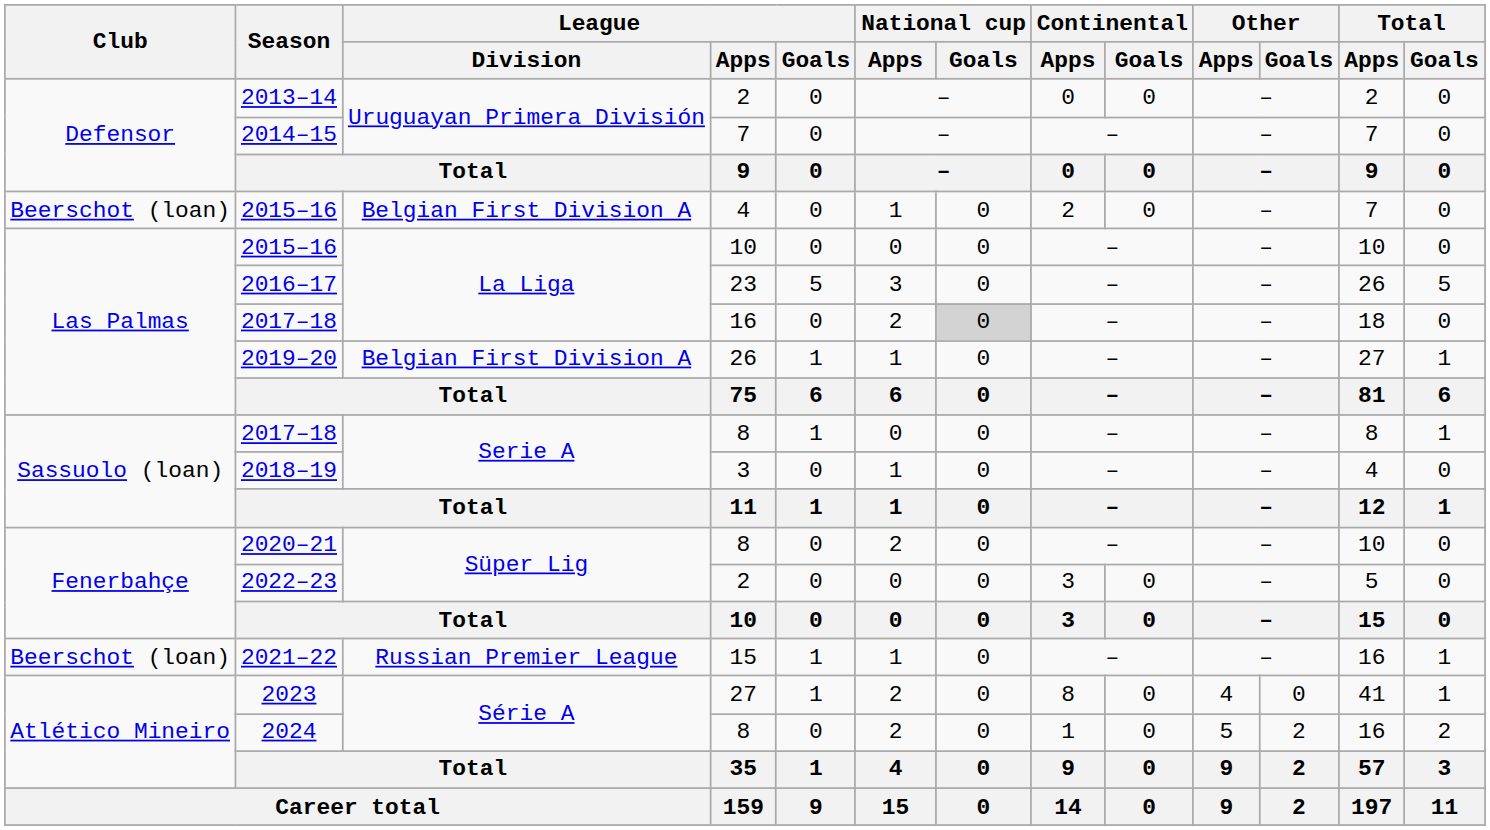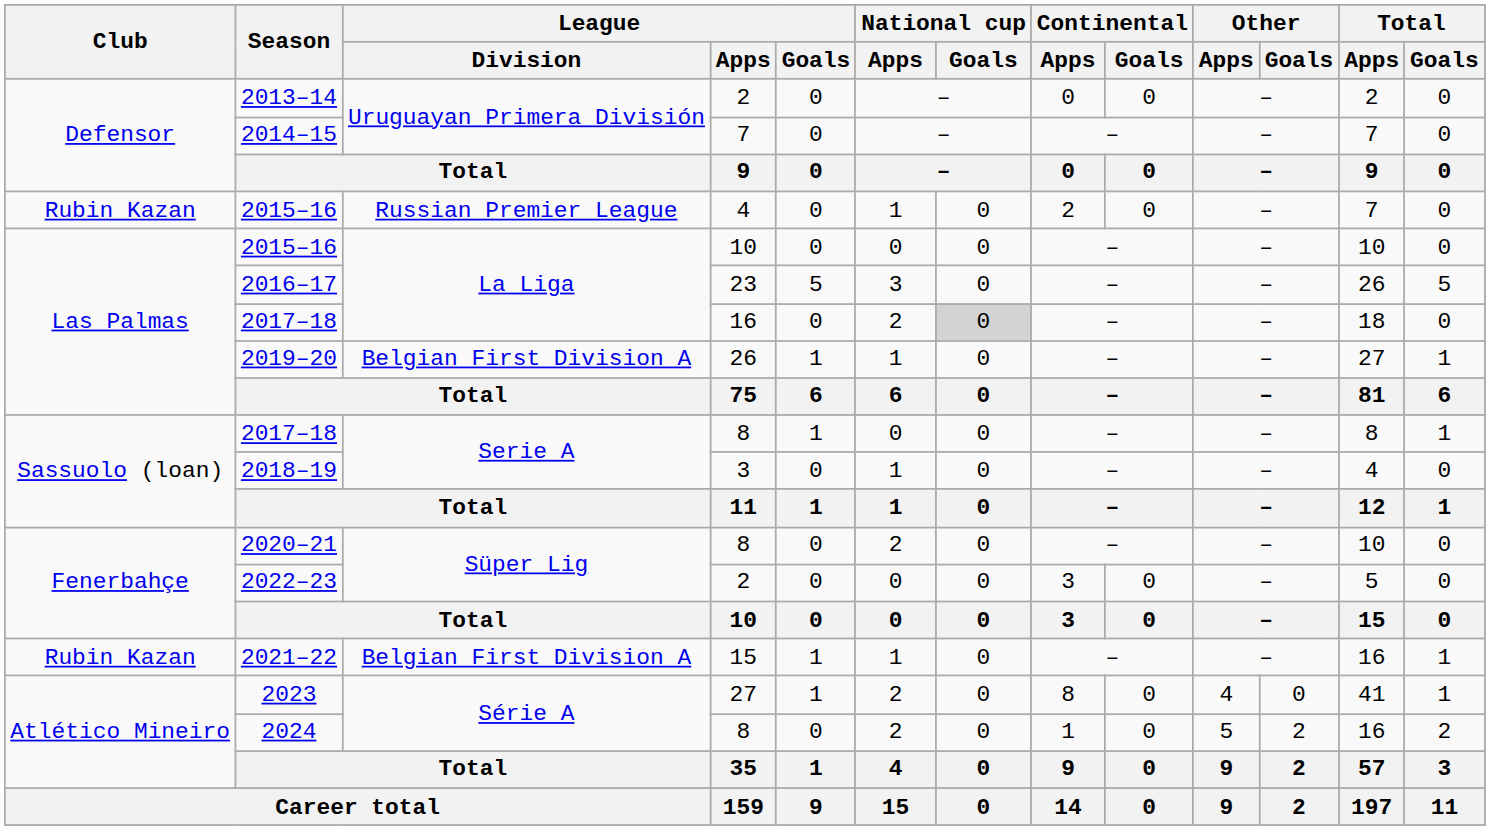(120, 210) Beerschot (loan) -> (120, 210) Rubin Kazan
(526, 210) Belgian First Division A -> (526, 210) Russian Premier League
(120, 657) Beerschot (loan) -> (120, 657) Rubin Kazan
(526, 657) Russian Premier League -> (526, 657) Belgian First Division A
